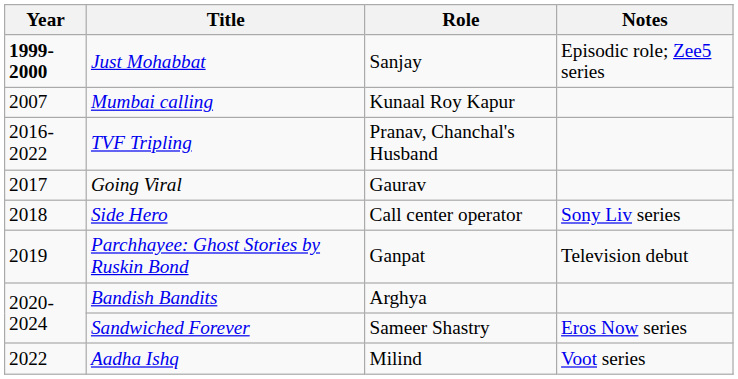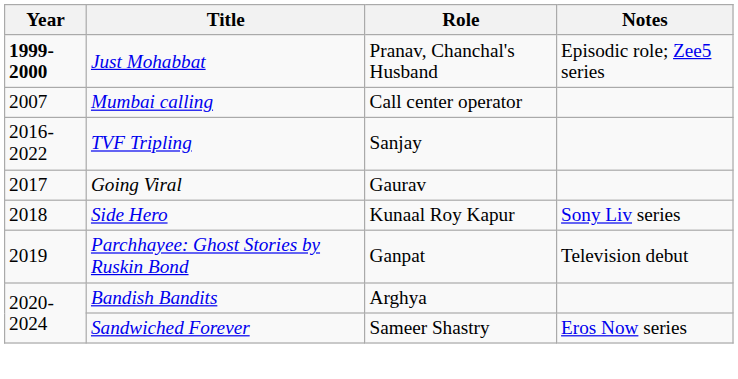(396, 60) Sanjay -> (442, 60) Pranav, Chanchal's Husband
(442, 102) Kunaal Roy Kapur -> (446, 102) Call center operator
(442, 143) Pranav, Chanchal's Husband -> (396, 143) Sanjay
(446, 215) Call center operator -> (442, 215) Kunaal Roy Kapur
- row: (135, 358)
